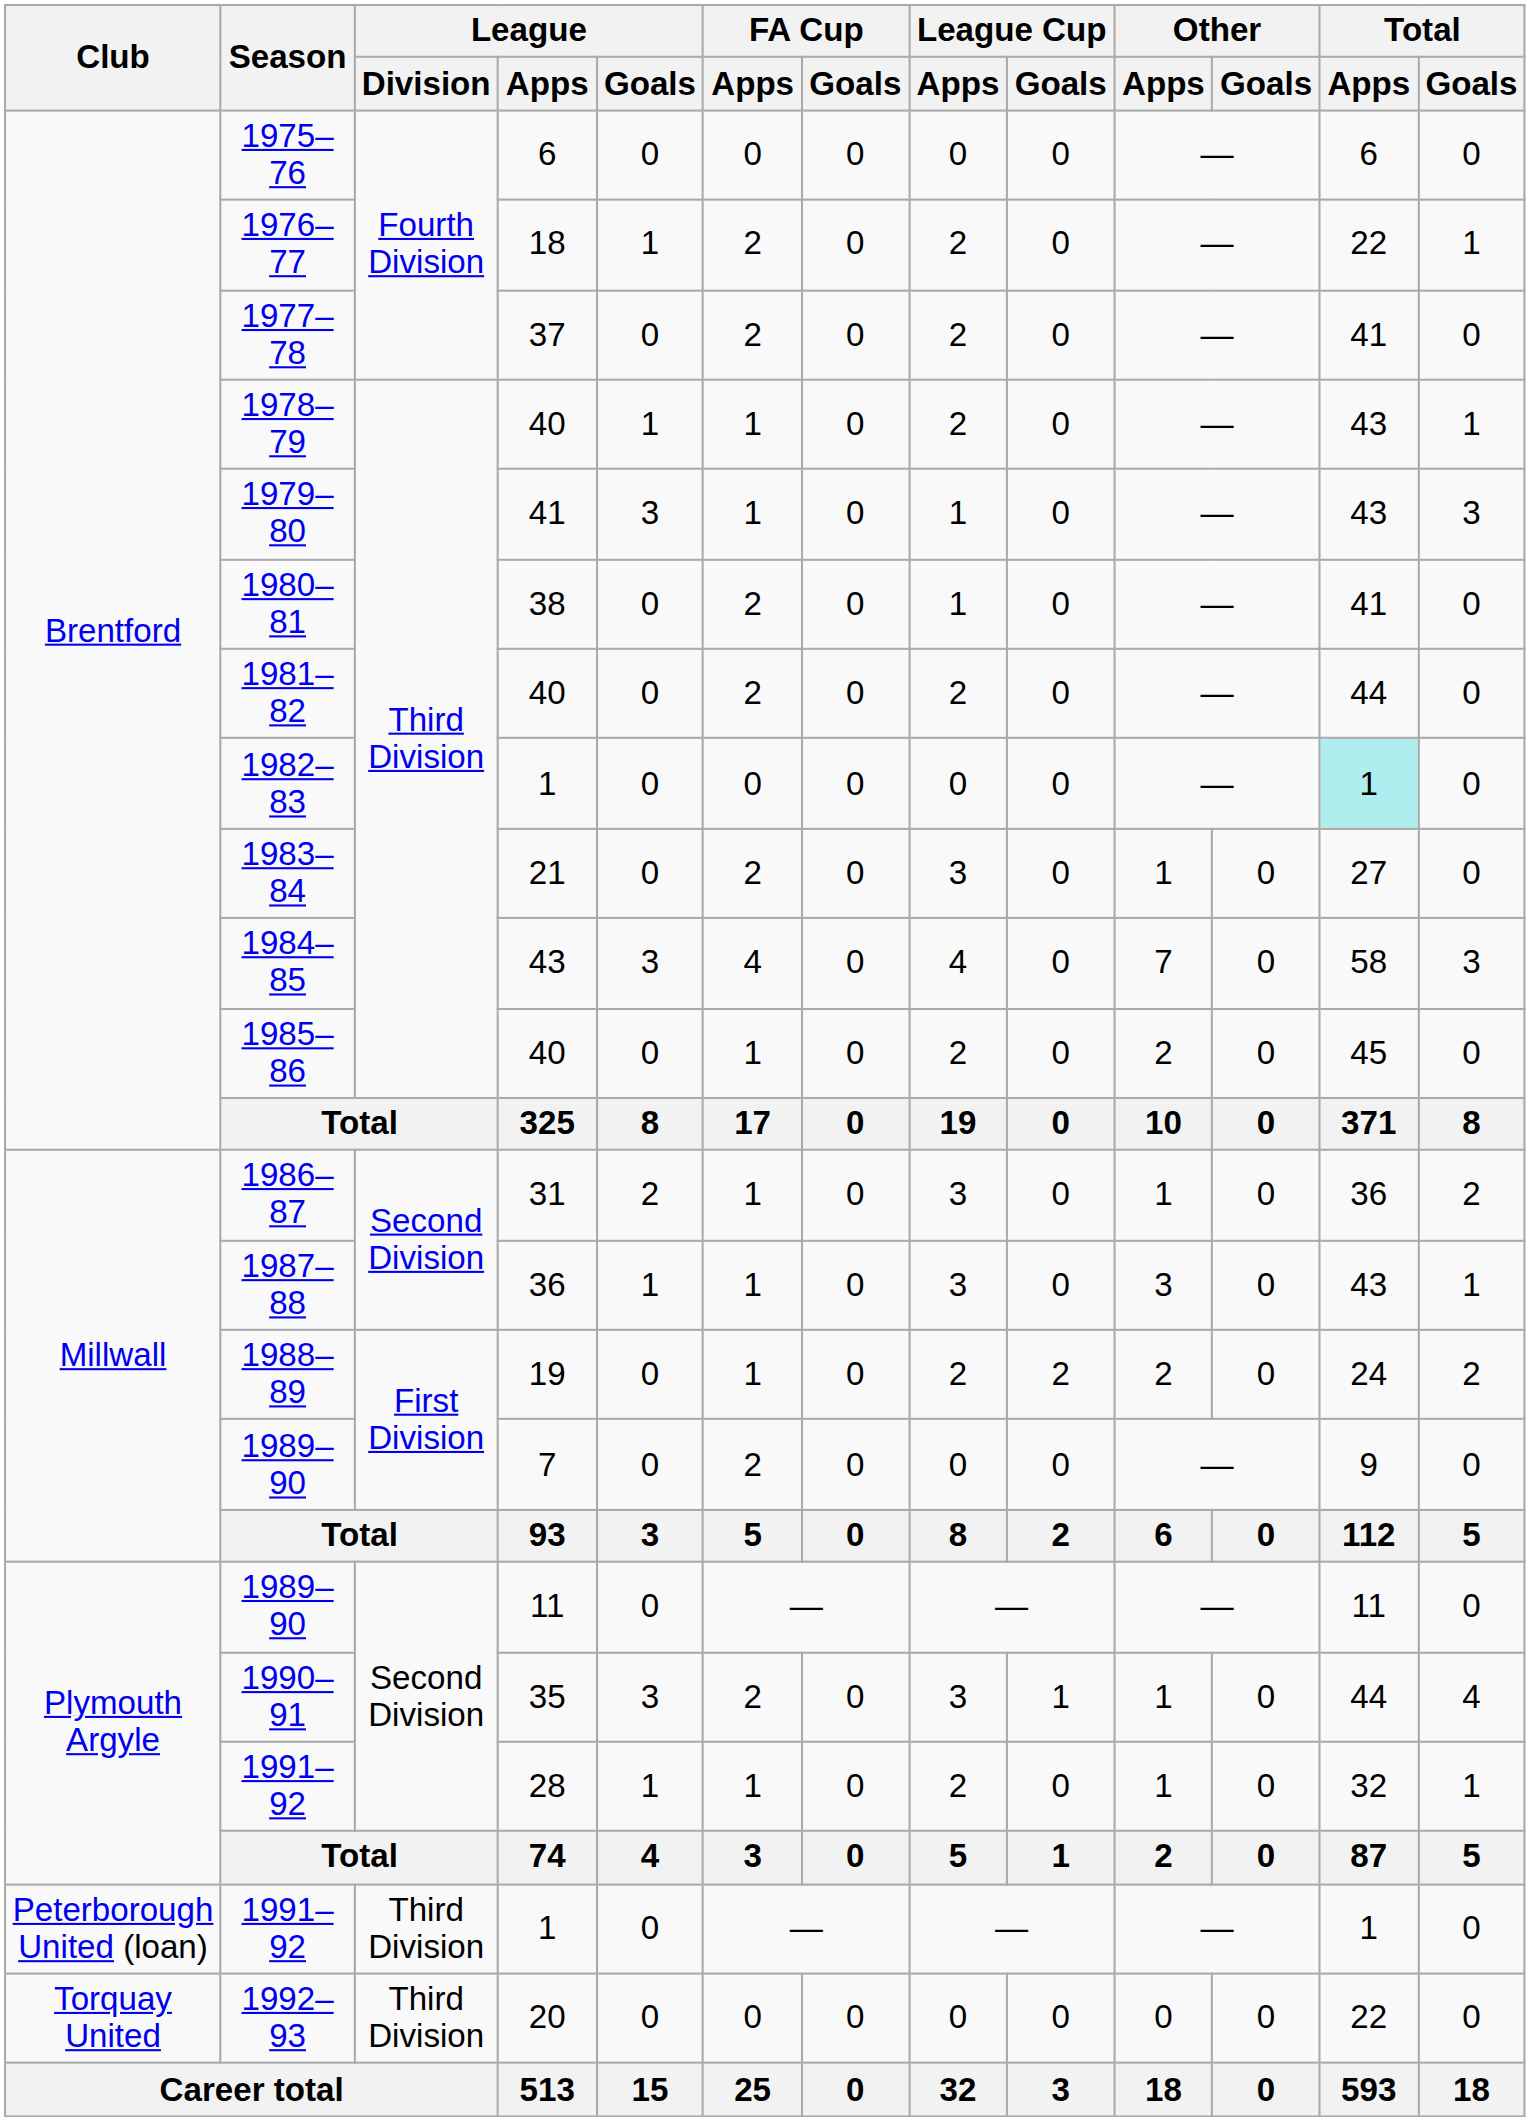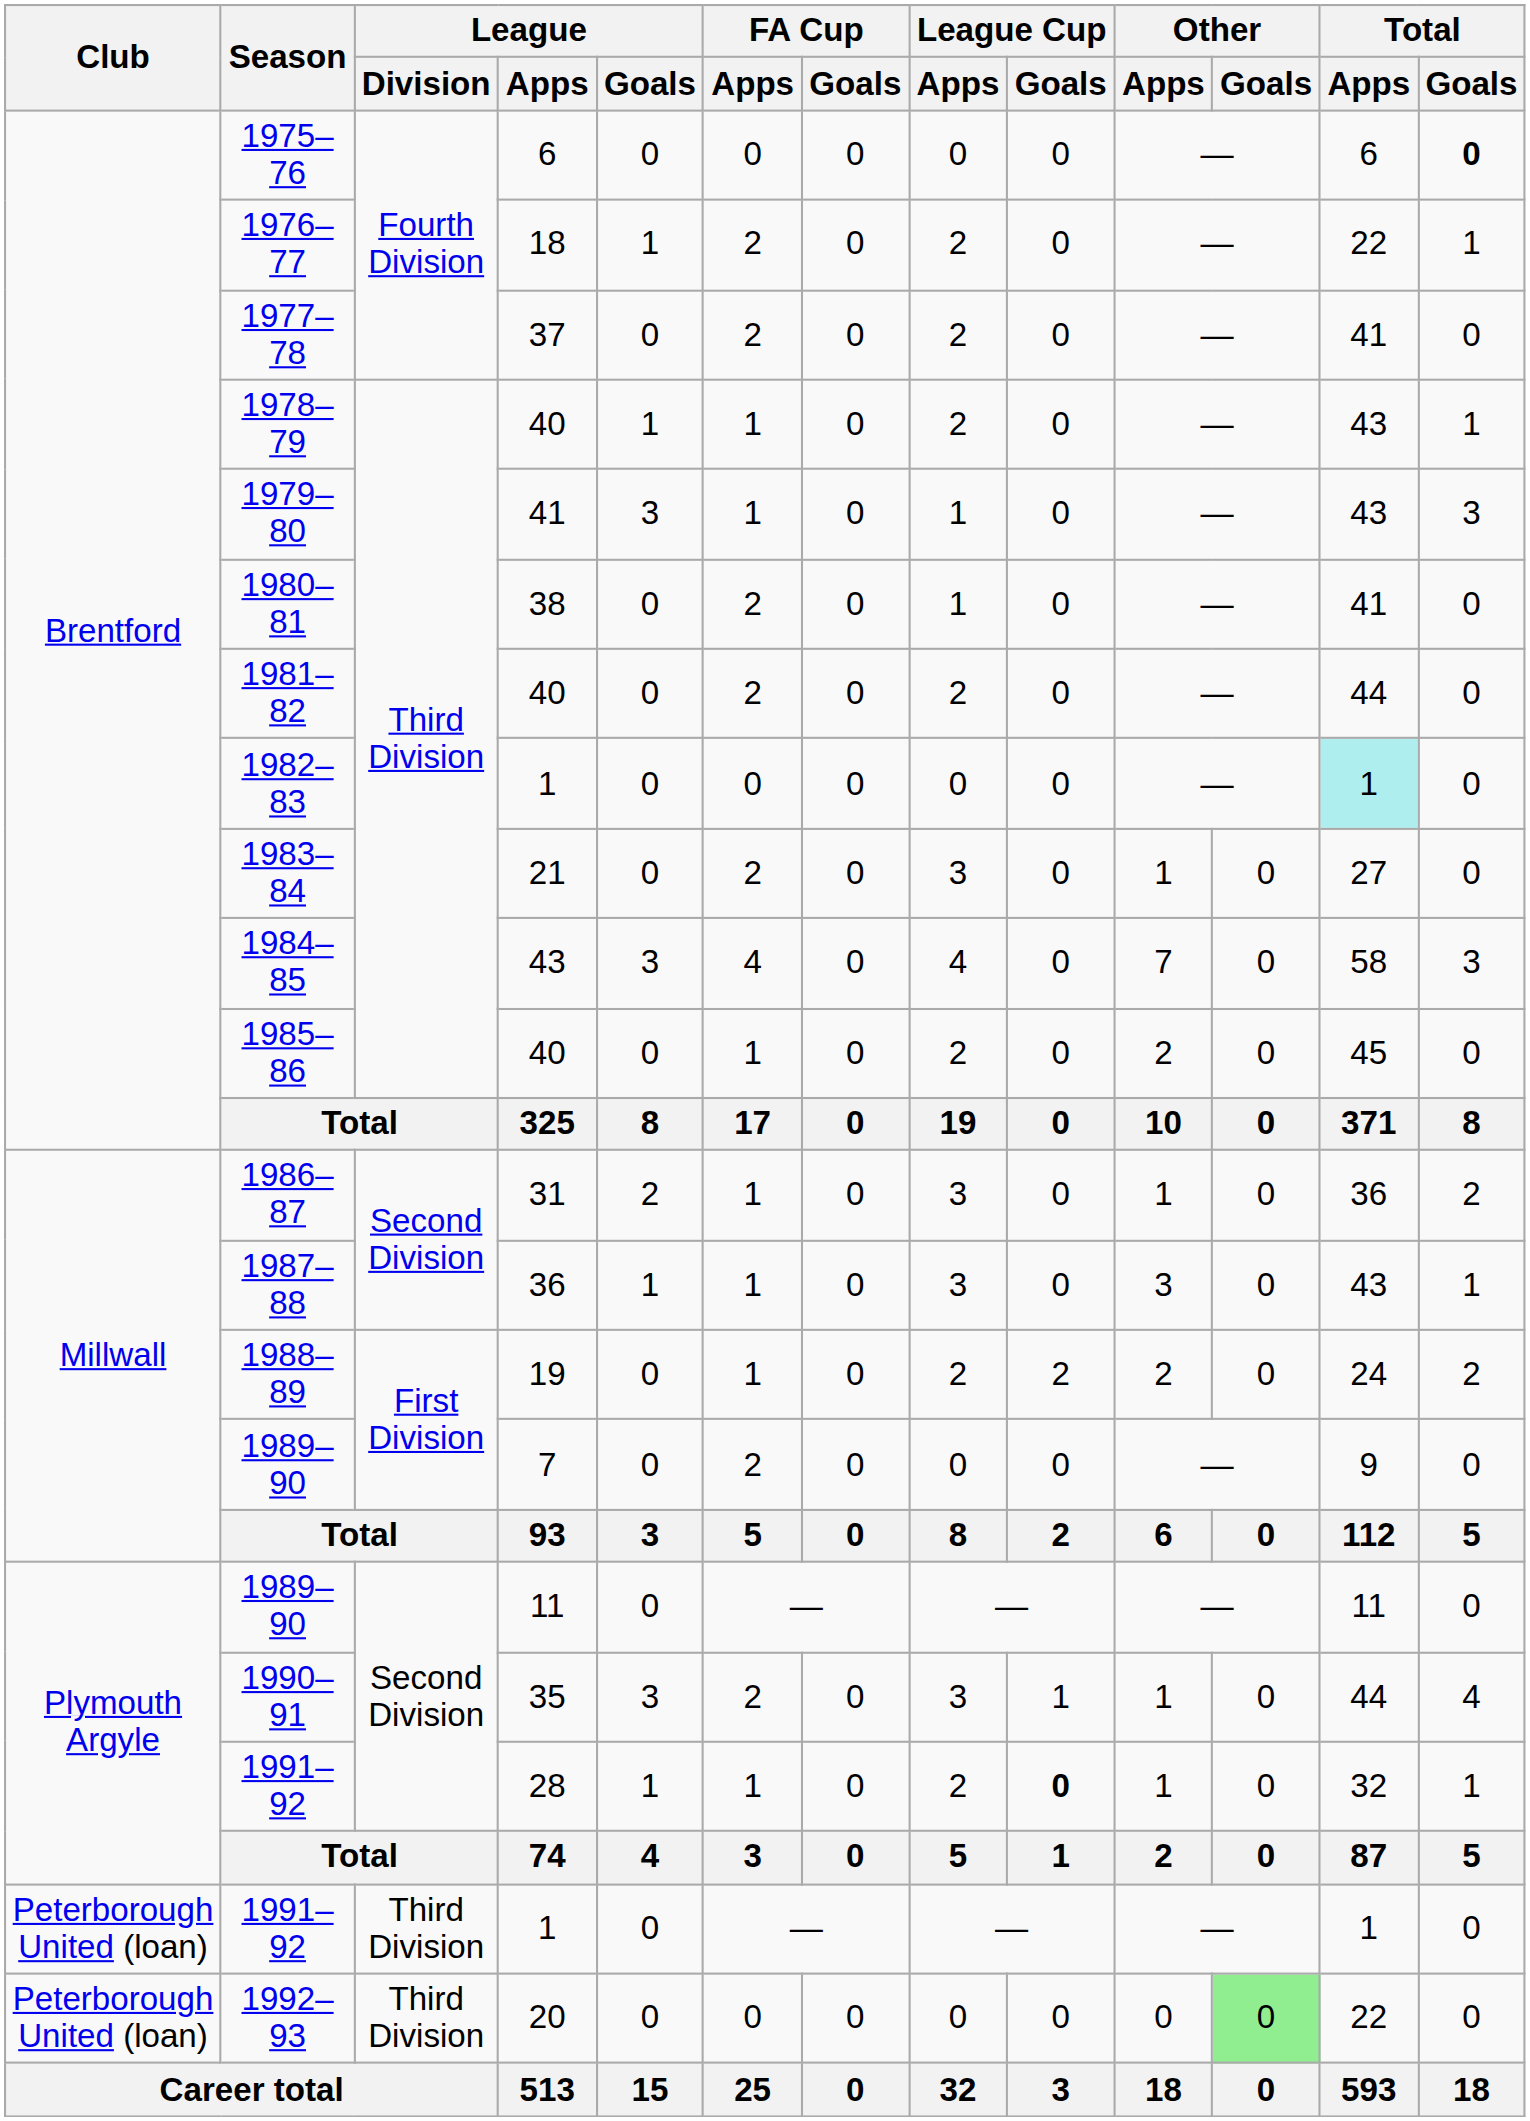(1471, 154) normal -> (1471, 154) bold
(1061, 1785) normal -> (1061, 1785) bold
(113, 2017) Torquay United -> (113, 2017) Peterborough United (loan)
(1266, 2017) no background -> (1266, 2017) lightgreen background
